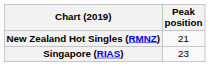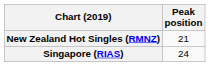(183, 54) 23 -> (183, 54) 24
